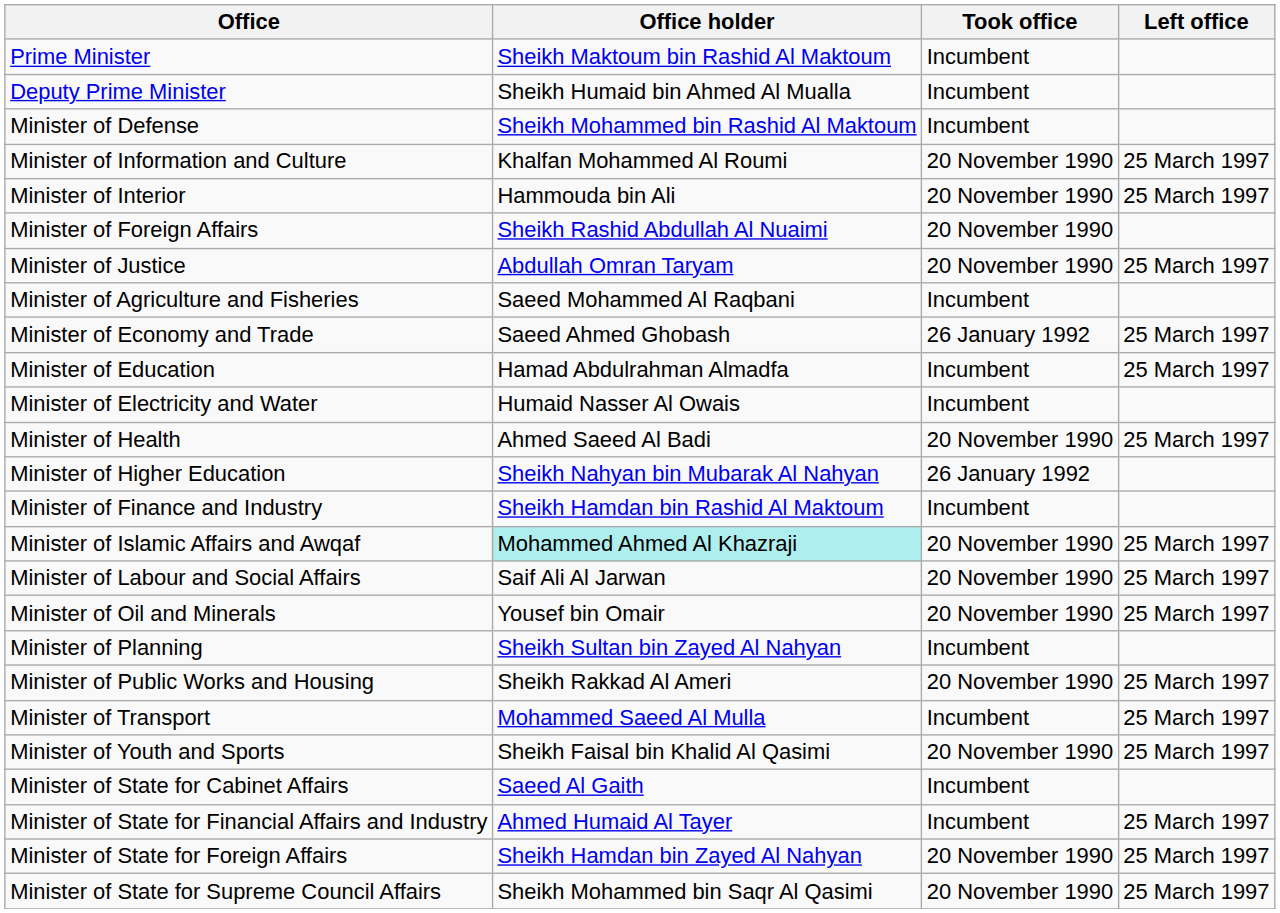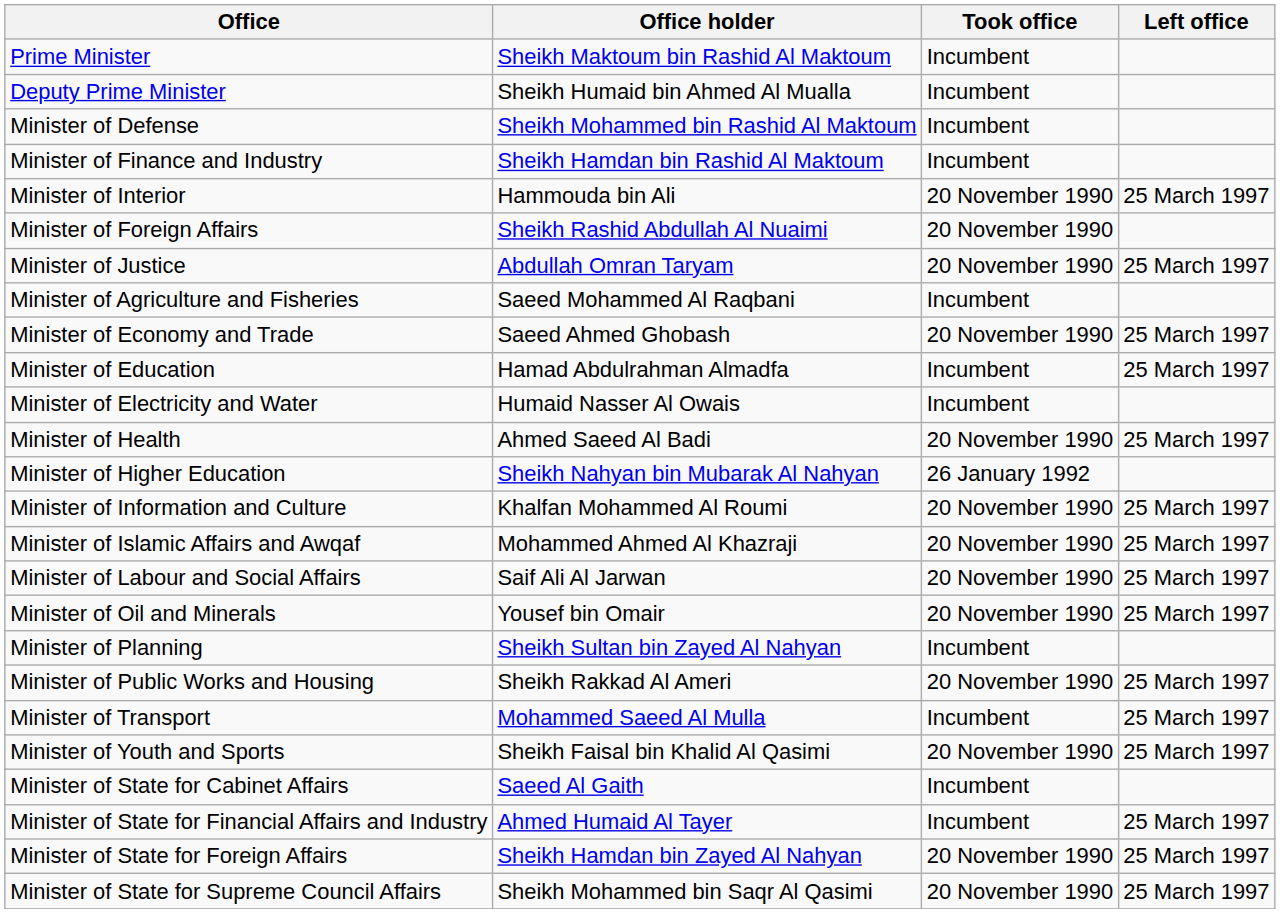rows swapped: (166, 508) <-> (178, 160)
(1008, 334) 26 January 1992 -> (1020, 334) 20 November 1990
(647, 543) paleturquoise background -> (647, 543) no background
